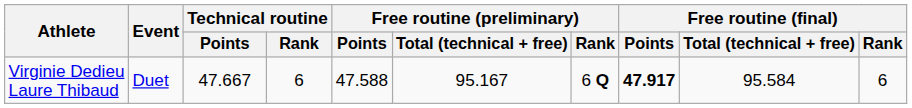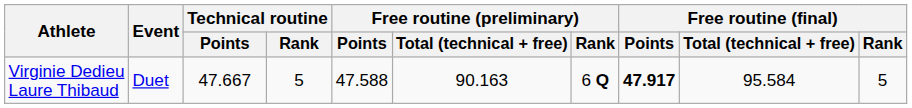(299, 81) 6 -> (299, 81) 5
(482, 81) 95.167 -> (482, 81) 90.163
(883, 81) 6 -> (883, 81) 5
